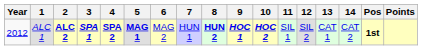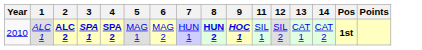- column: (266, 11)
(17, 32) 2012 -> (17, 32) 2010
(137, 32) bold -> (137, 32) normal
